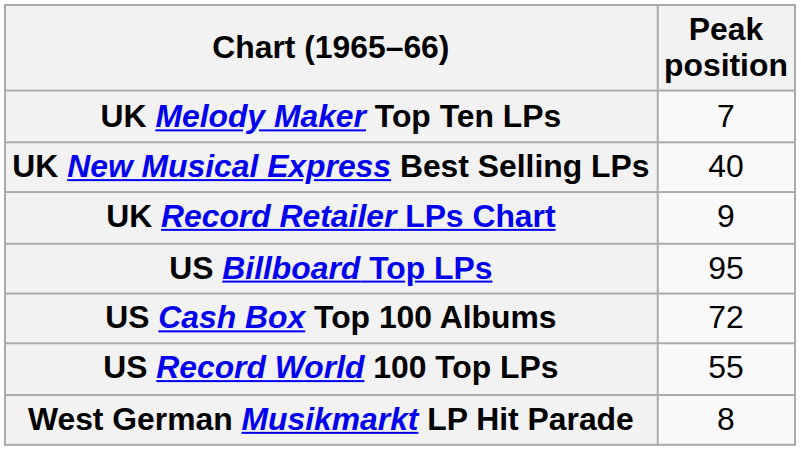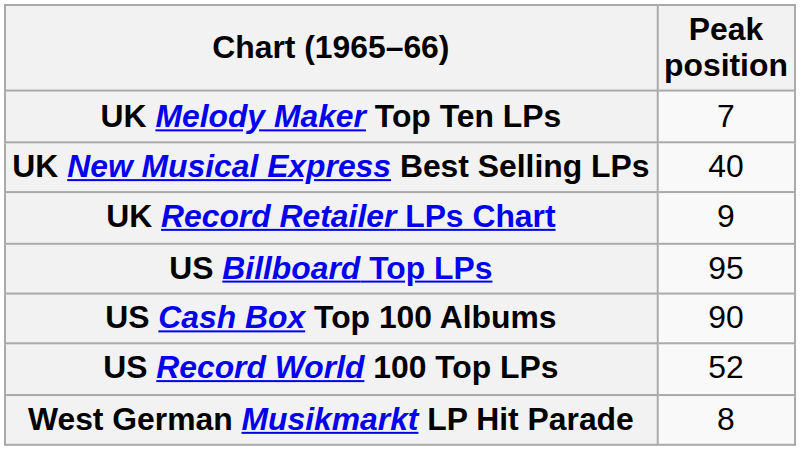(726, 318) 72 -> (726, 318) 90
(726, 368) 55 -> (726, 368) 52
